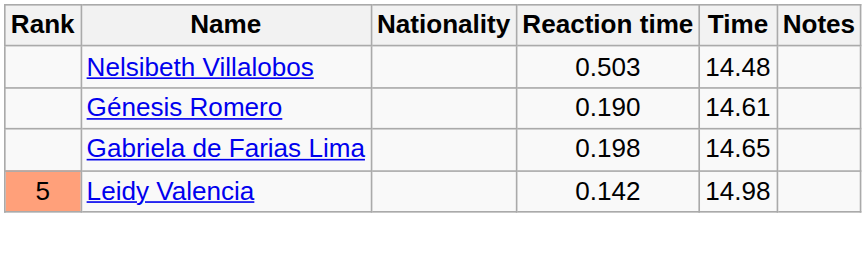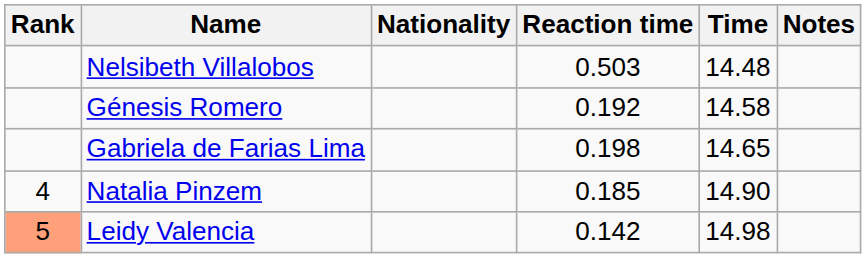(608, 107) 0.190 -> (608, 107) 0.192
(738, 107) 14.61 -> (738, 107) 14.58
+ row: (174, 190)
